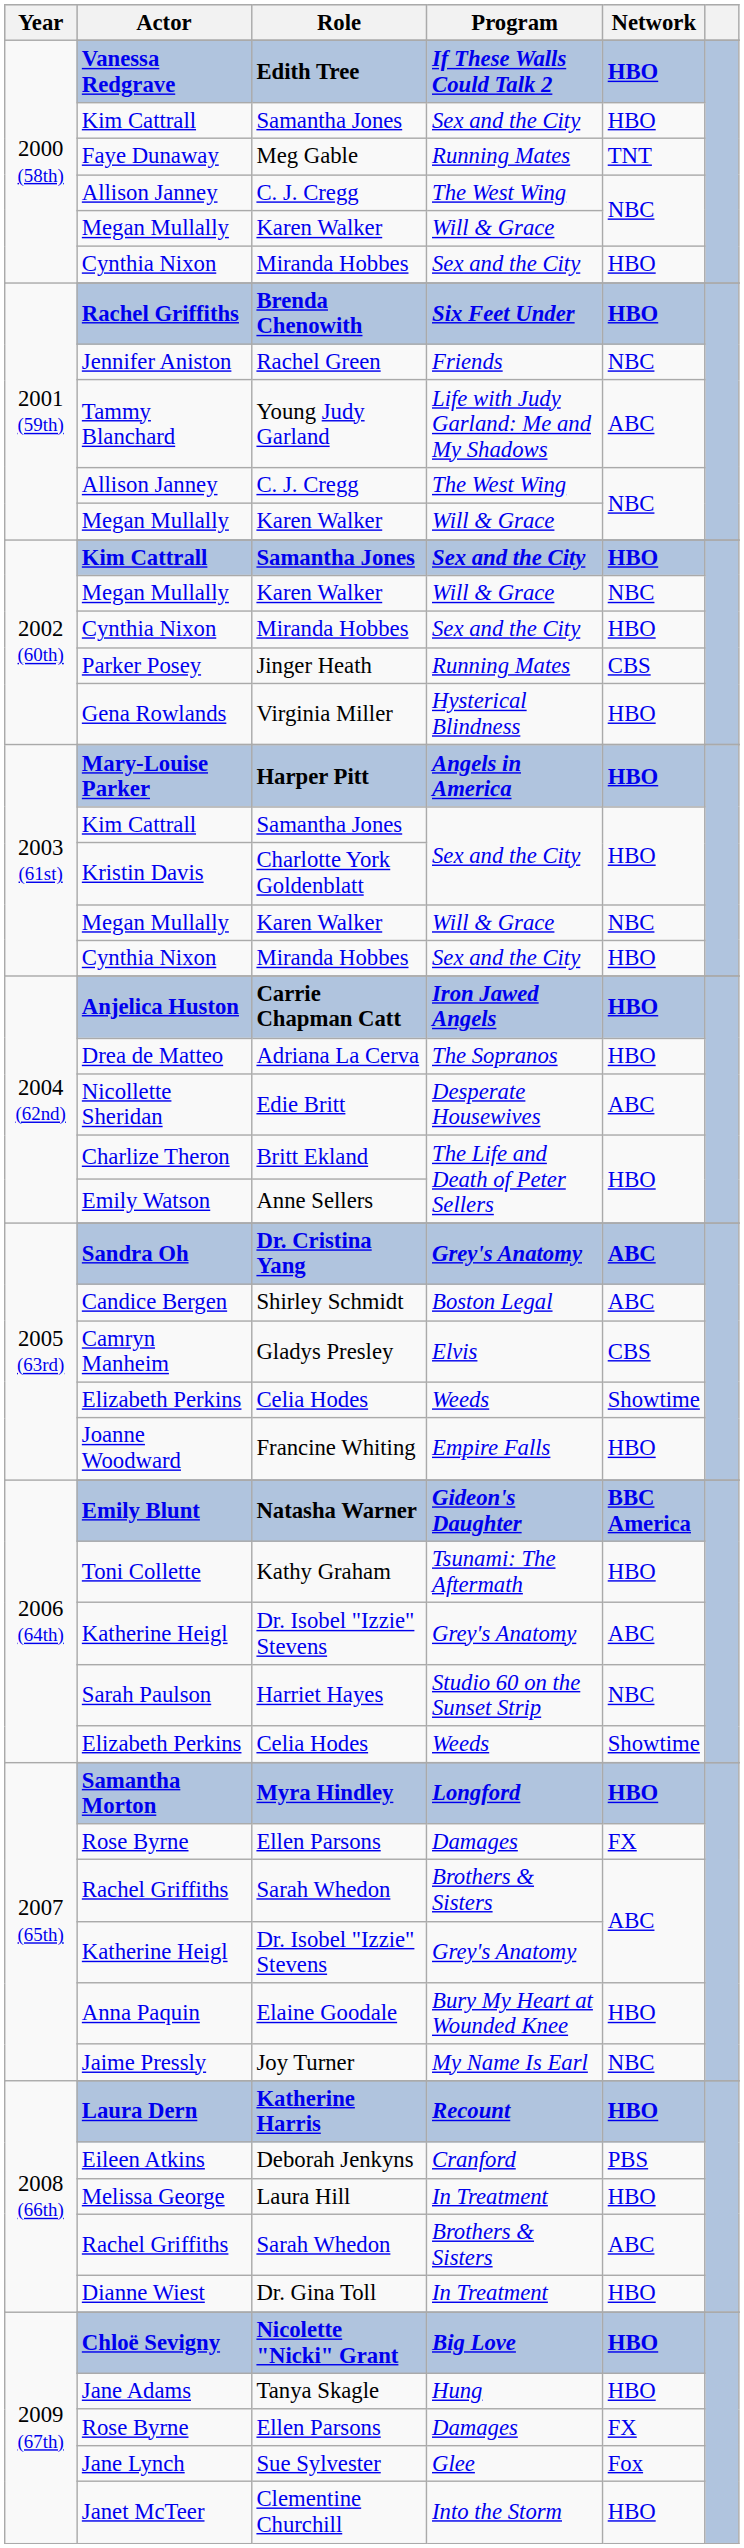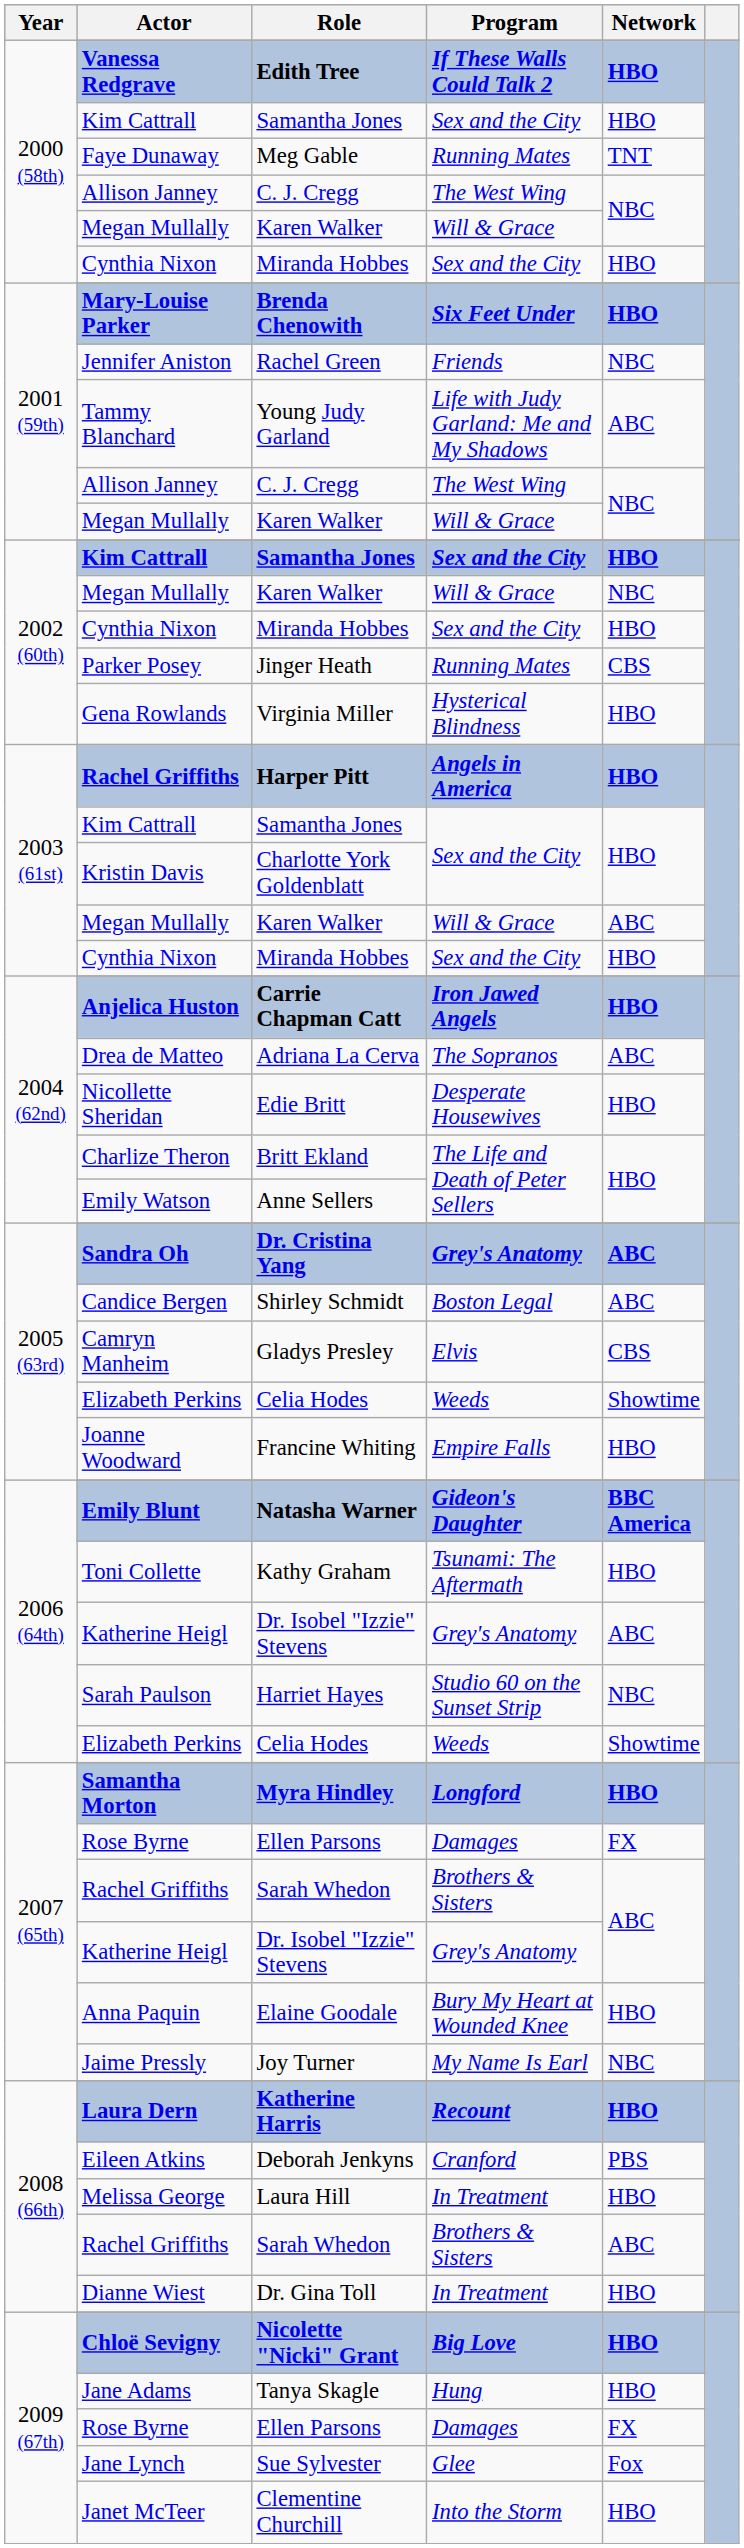(160, 313) Rachel Griffiths -> (145, 313) Mary-Louise Parker
(145, 775) Mary-Louise Parker -> (160, 775) Rachel Griffiths
(631, 922) NBC -> (631, 922) ABC
(632, 1055) HBO -> (631, 1055) ABC
(631, 1104) ABC -> (632, 1104) HBO
